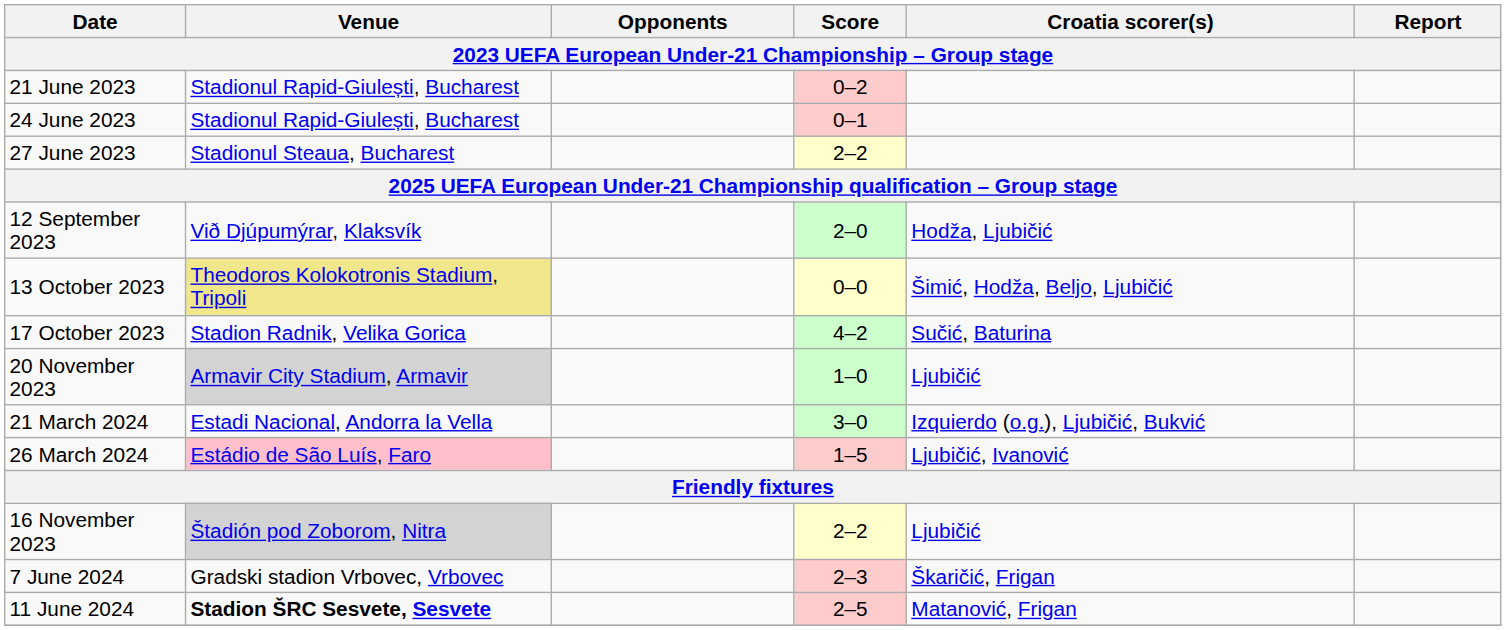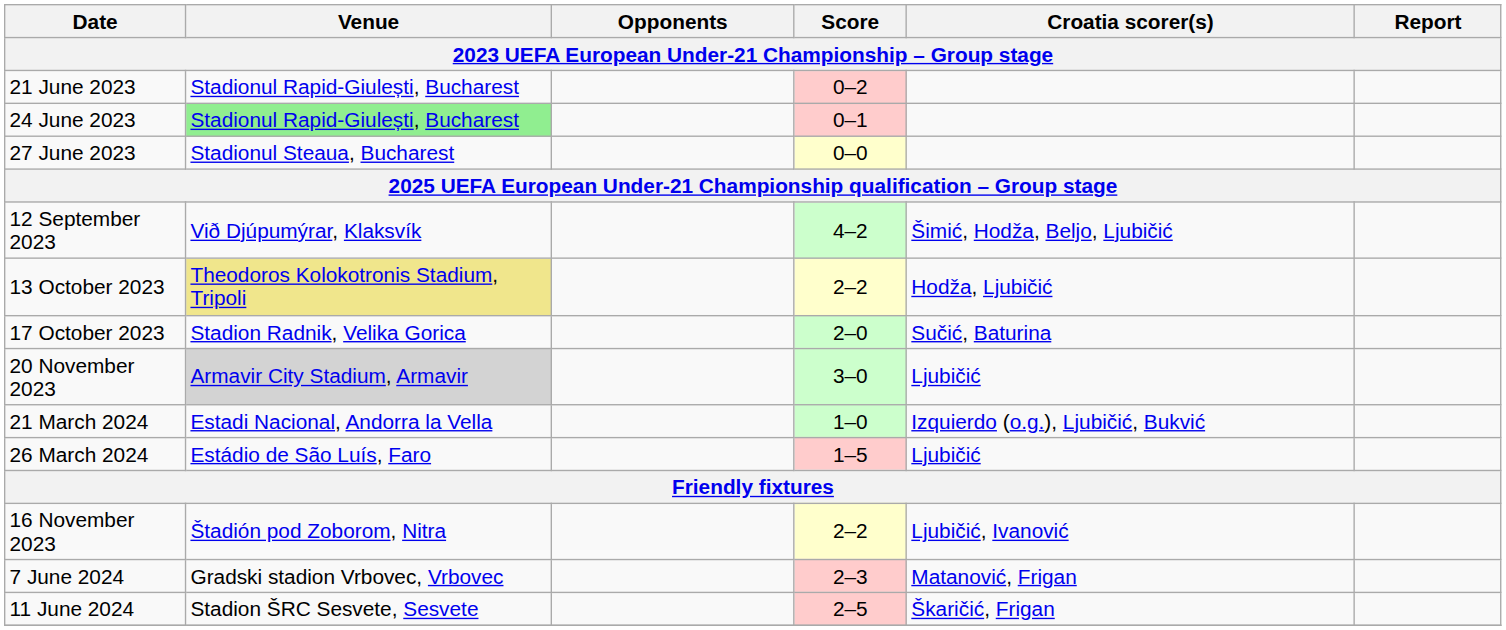(355, 120) no background -> (355, 120) lightgreen background
(850, 153) 2–2 -> (850, 153) 0–0
(850, 231) 2–0 -> (850, 231) 4–2
(982, 231) Hodža, Ljubičić -> (1042, 231) Šimić, Hodža, Beljo, Ljubičić
(850, 287) 0–0 -> (850, 287) 2–2
(1042, 287) Šimić, Hodža, Beljo, Ljubičić -> (982, 287) Hodža, Ljubičić
(850, 332) 4–2 -> (850, 332) 2–0
(850, 376) 1–0 -> (850, 376) 3–0
(850, 421) 3–0 -> (850, 421) 1–0
(311, 454) pink background -> (311, 454) no background
(990, 454) Ljubičić, Ivanović -> (946, 454) Ljubičić
(318, 531) lightgrey background -> (318, 531) no background
(946, 531) Ljubičić -> (990, 531) Ljubičić, Ivanović
(983, 576) Škaričić, Frigan -> (994, 576) Matanović, Frigan
(341, 609) bold -> (334, 609) normal
(994, 609) Matanović, Frigan -> (983, 609) Škaričić, Frigan
